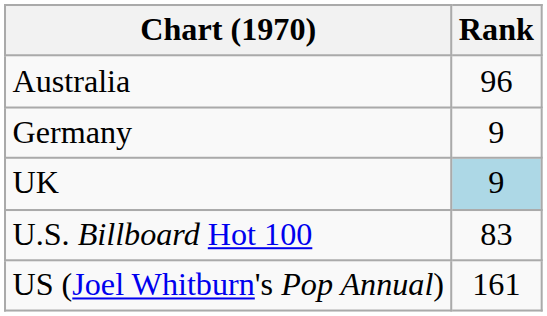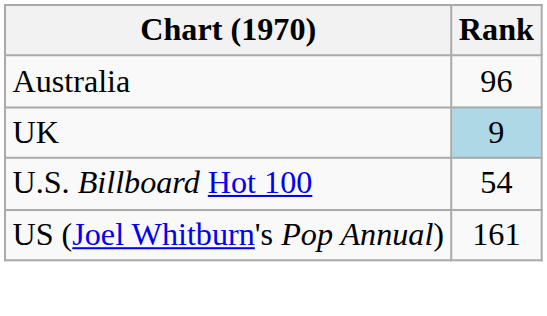- row: (72, 132)
(496, 234) 83 -> (496, 183) 54
